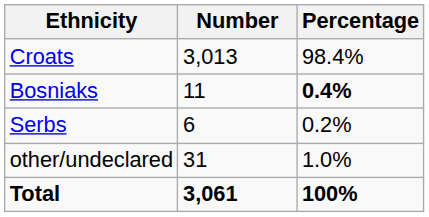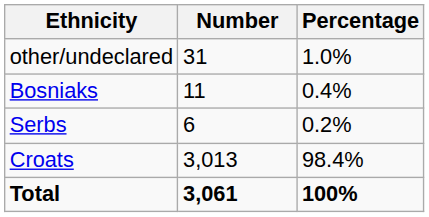rows swapped: (42, 56) <-> (91, 159)
(327, 90) bold -> (327, 90) normal
